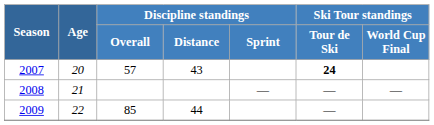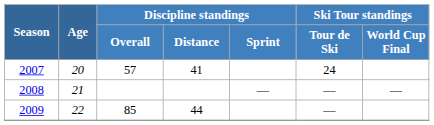(197, 70) 43 -> (197, 70) 41
(329, 70) bold -> (329, 70) normal
